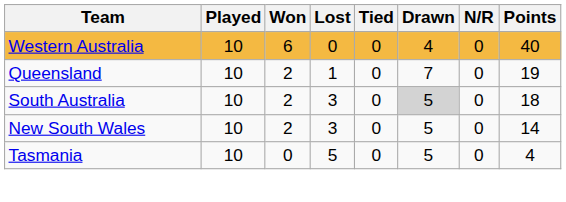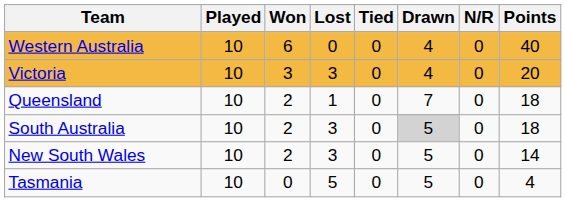+ row: (37, 73)
(530, 73) 19 -> (530, 100) 18
